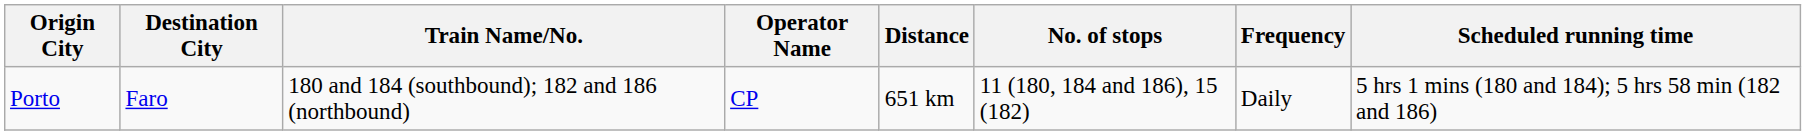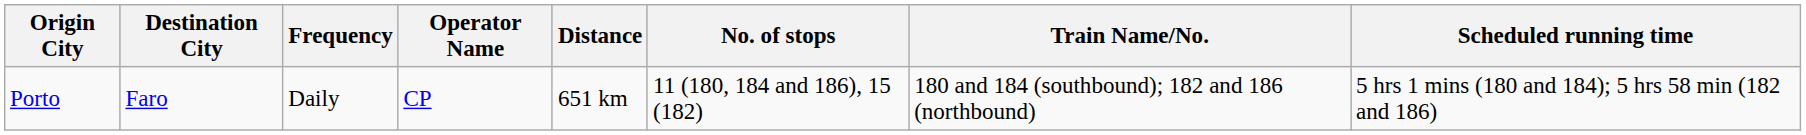columns swapped: (504, 35) <-> (1293, 35)
